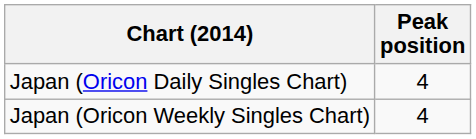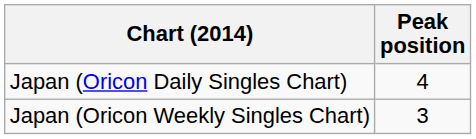(423, 116) 4 -> (423, 116) 3
